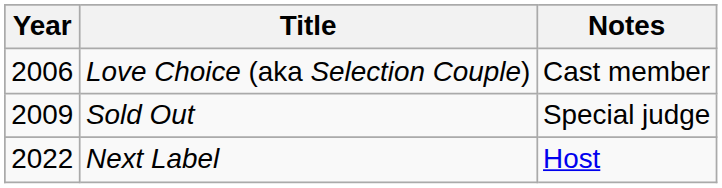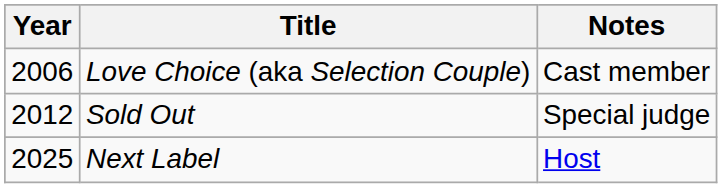(42, 114) 2009 -> (42, 114) 2012
(42, 159) 2022 -> (42, 159) 2025
